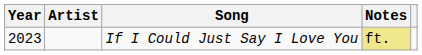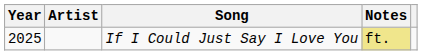(25, 39) 2023 -> (25, 39) 2025
